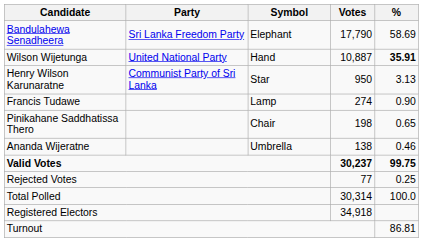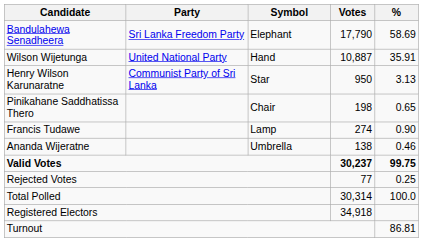(403, 57) bold -> (403, 57) normal
rows swapped: (43, 102) <-> (63, 124)
